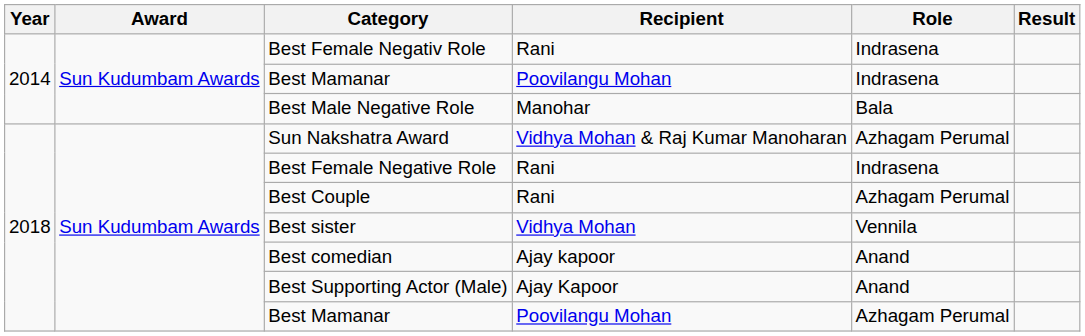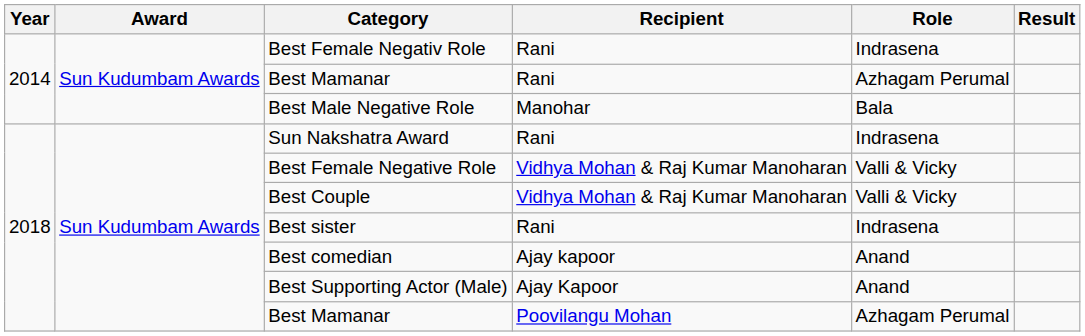(594, 78) Poovilangu Mohan -> (535, 78) Rani
(897, 78) Indrasena -> (932, 78) Azhagam Perumal
(682, 138) Vidhya Mohan & Raj Kumar Manoharan -> (535, 138) Rani
(932, 138) Azhagam Perumal -> (897, 138) Indrasena
(535, 167) Rani -> (682, 167) Vidhya Mohan & Raj Kumar Manoharan
(897, 167) Indrasena -> (906, 167) Valli & Vicky
(535, 197) Rani -> (682, 197) Vidhya Mohan & Raj Kumar Manoharan
(932, 197) Azhagam Perumal -> (906, 197) Valli & Vicky
(576, 227) Vidhya Mohan -> (535, 227) Rani
(886, 227) Vennila -> (897, 227) Indrasena
